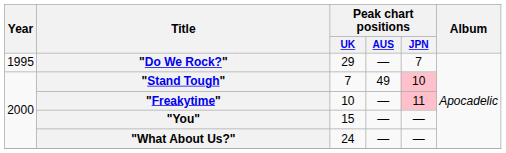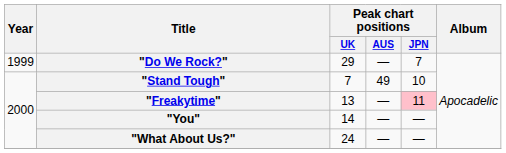(20, 62) 1995 -> (20, 62) 1999
(419, 81) pink background -> (419, 81) no background
(348, 100) 10 -> (348, 100) 13
(348, 119) 15 -> (348, 119) 14
